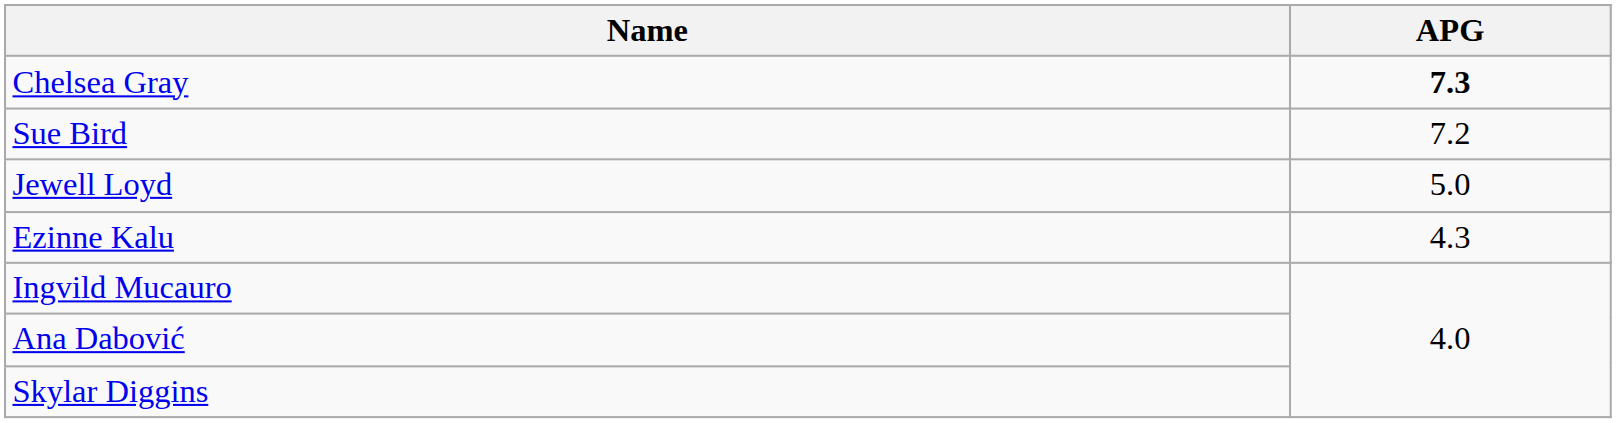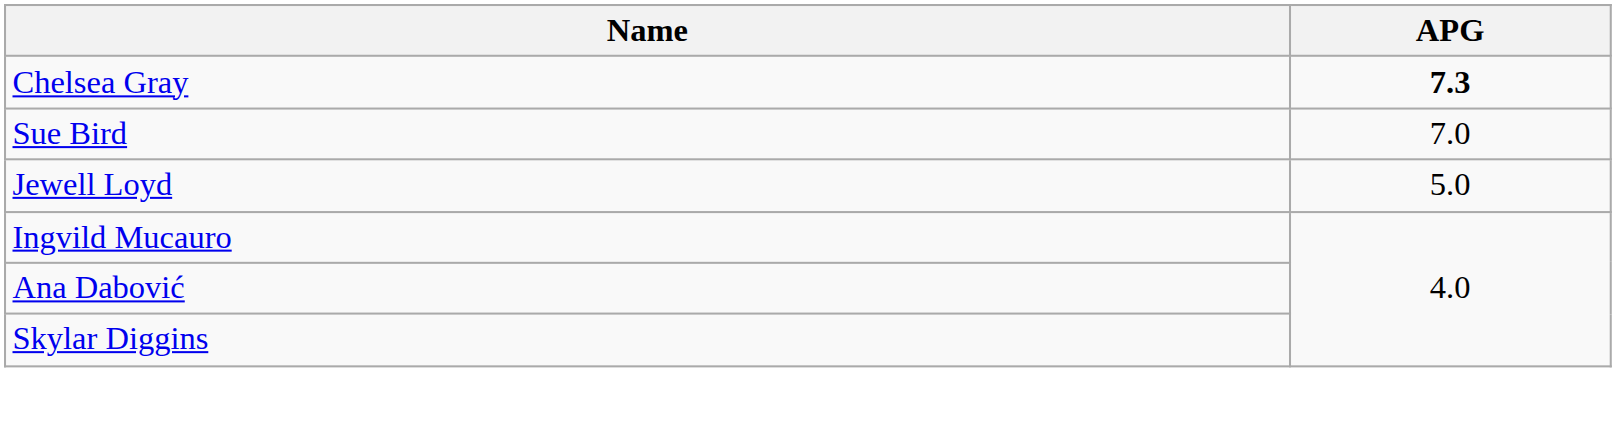(1450, 133) 7.2 -> (1450, 133) 7.0
- row: (93, 236)
